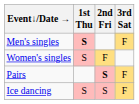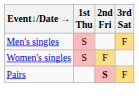(84, 41) bold -> (84, 41) normal
- row: (29, 91)
